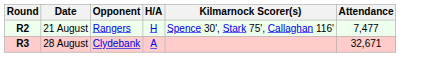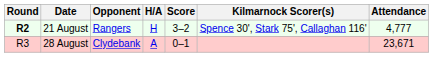+ column: (181, 12)
(366, 28) 7,477 -> (399, 28) 4,777
(23, 44) bold -> (23, 44) normal
(366, 44) 32,671 -> (399, 44) 23,671
